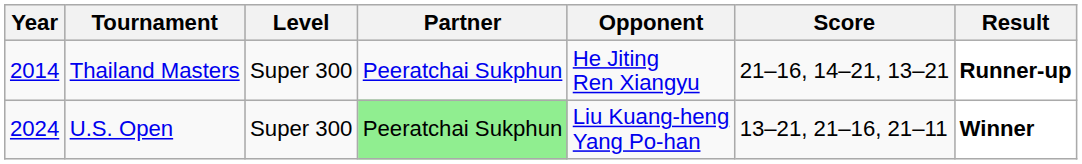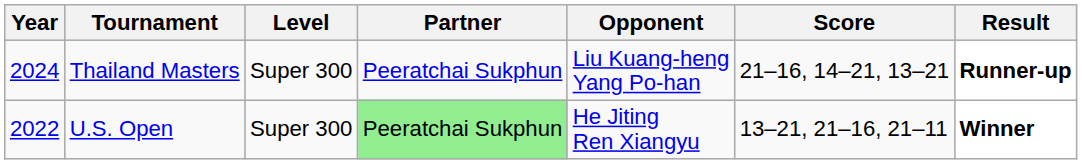(35, 70) 2014 -> (35, 70) 2024
(636, 70) He Jiting Ren Xiangyu -> (651, 70) Liu Kuang-heng Yang Po-han
(35, 130) 2024 -> (35, 130) 2022
(651, 130) Liu Kuang-heng Yang Po-han -> (636, 130) He Jiting Ren Xiangyu
